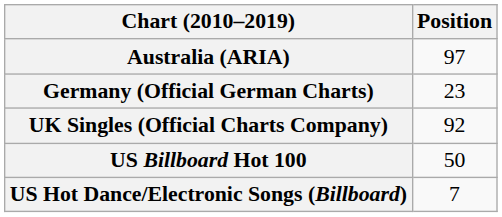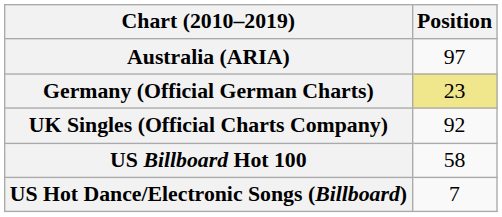(455, 90) no background -> (455, 90) khaki background
(455, 159) 50 -> (455, 159) 58
